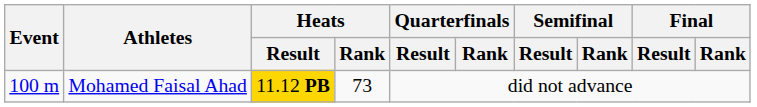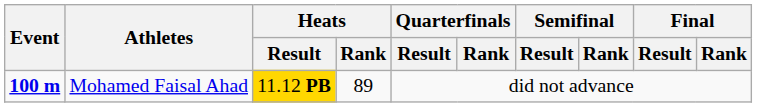(34, 86) normal -> (35, 86) bold
(362, 86) 73 -> (363, 86) 89
